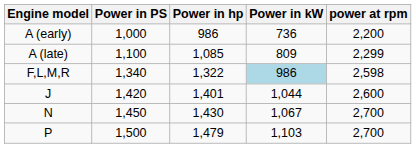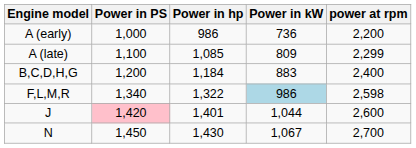+ row: (48, 73)
(131, 93) no background -> (131, 113) pink background
- row: (48, 133)
